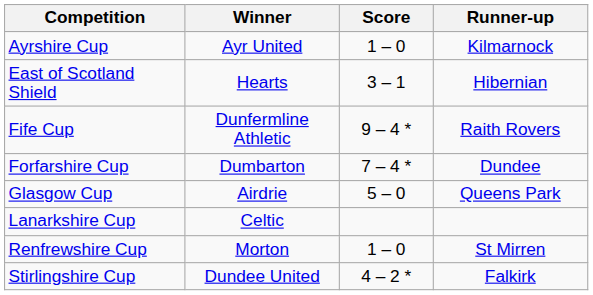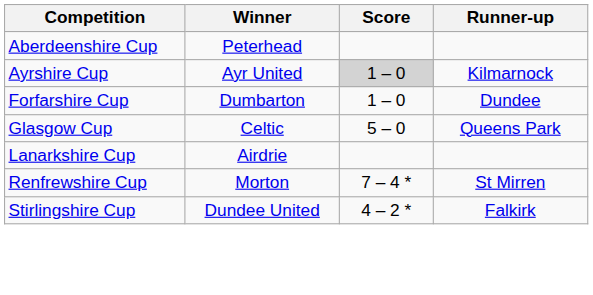+ row: (83, 45)
(386, 45) no background -> (386, 73) lightgrey background
- row: (71, 82)
- row: (41, 129)
(386, 166) 7 – 4 * -> (386, 100) 1 – 0
(262, 194) Airdrie -> (262, 127) Celtic
(262, 221) Celtic -> (262, 155) Airdrie
(386, 248) 1 – 0 -> (386, 182) 7 – 4 *
